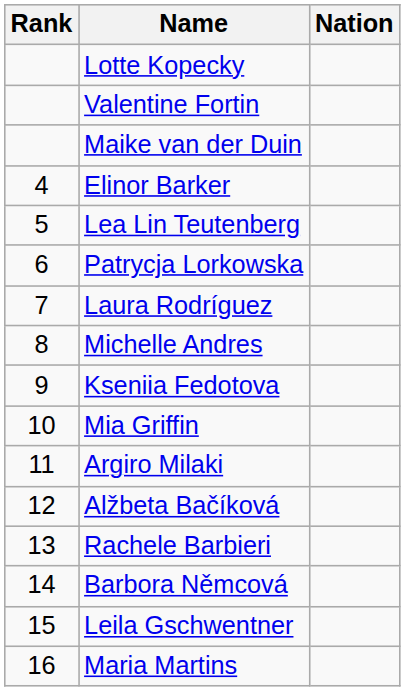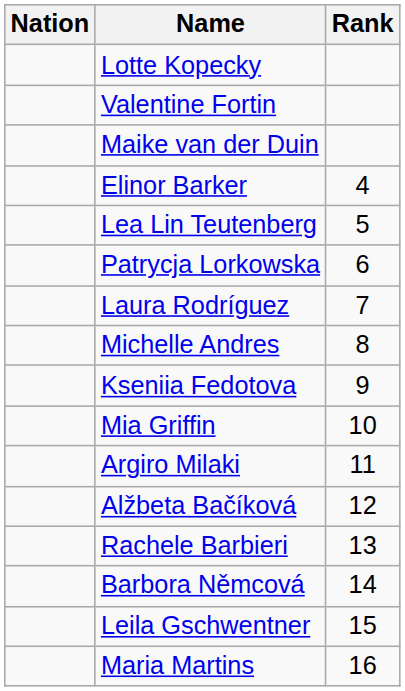columns swapped: (42, 24) <-> (354, 24)
